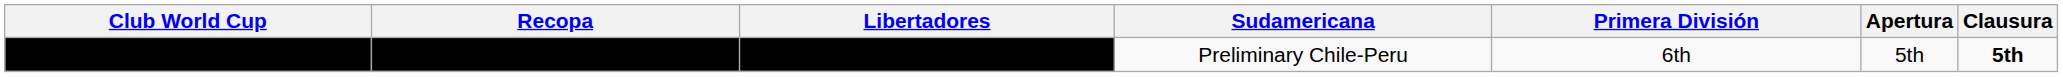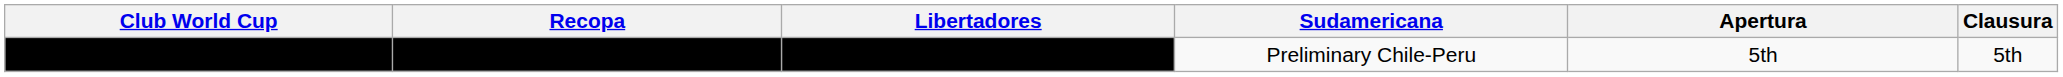- column: (1676, 21)
(2008, 54) bold -> (2008, 54) normal
